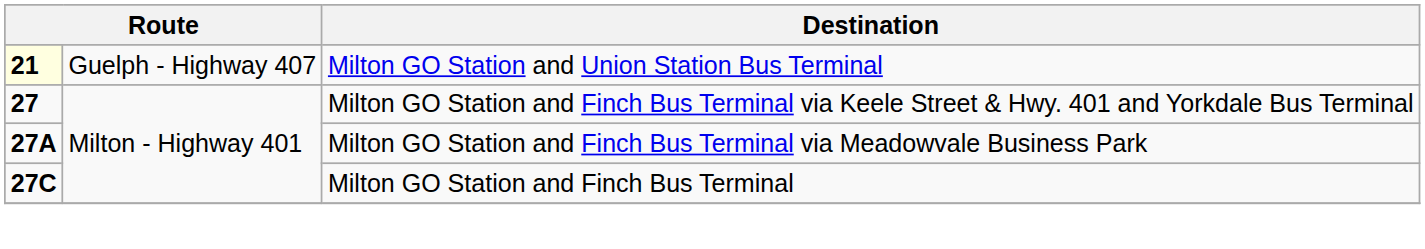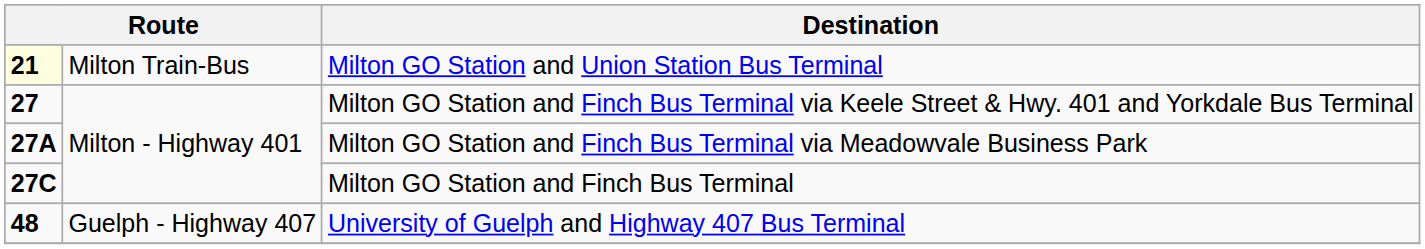(192, 65) Guelph - Highway 407 -> (159, 65) Milton Train-Bus
+ row: (617, 223)
